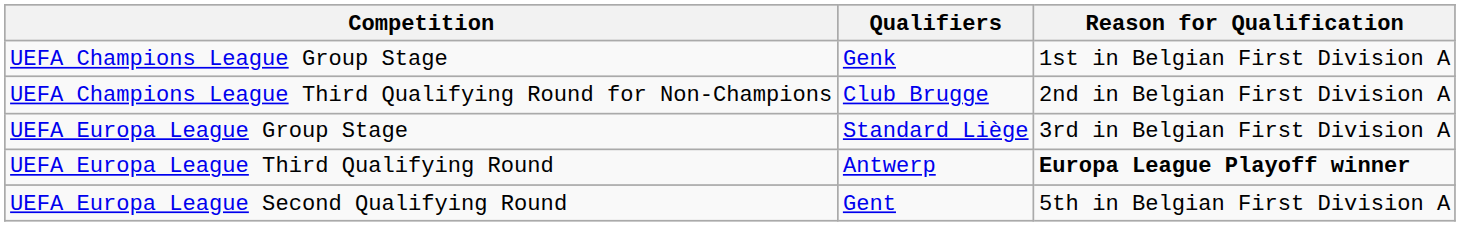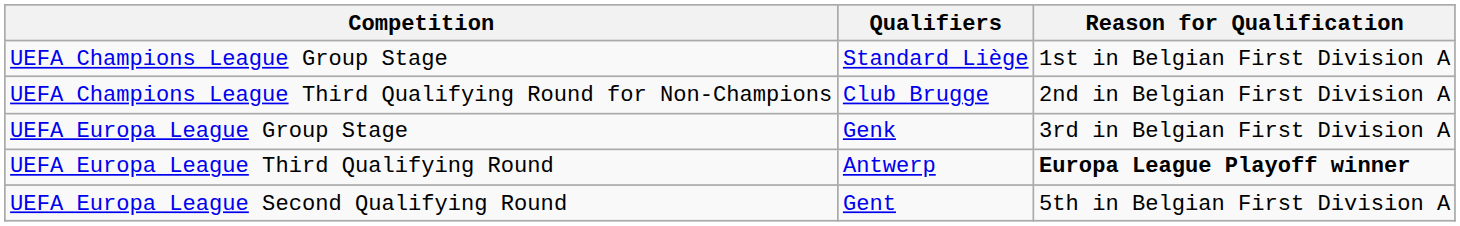(869, 59) Genk -> (936, 59) Standard Liège
(936, 131) Standard Liège -> (869, 131) Genk
